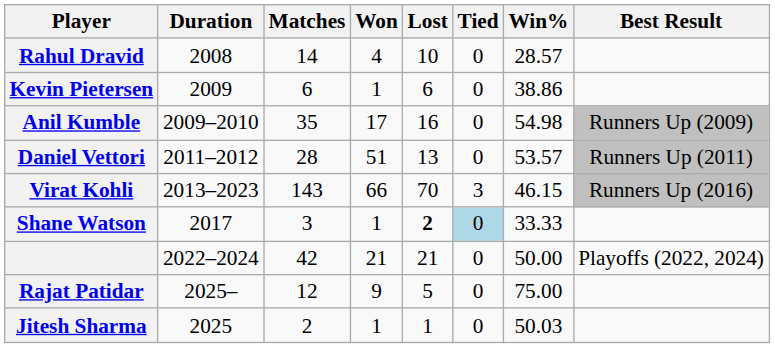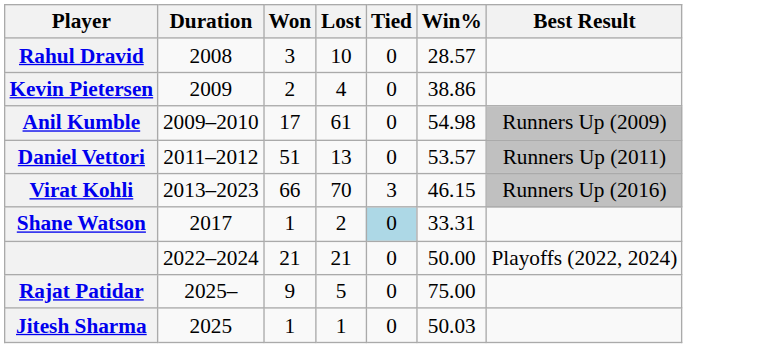- column: (307, 21)
(376, 55) 4 -> (290, 55) 3
(376, 88) 1 -> (290, 88) 2
(428, 88) 6 -> (341, 88) 4
(428, 122) 16 -> (341, 122) 61
(428, 223) bold -> (341, 223) normal
(538, 223) 33.33 -> (452, 223) 33.31
